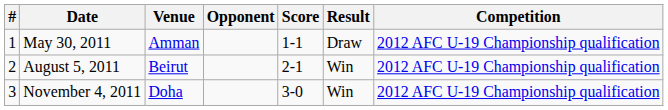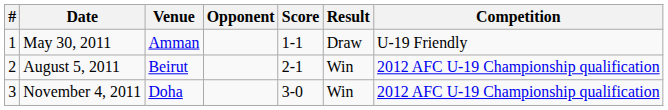(518, 42) 2012 AFC U-19 Championship qualification -> (422, 42) U-19 Friendly
